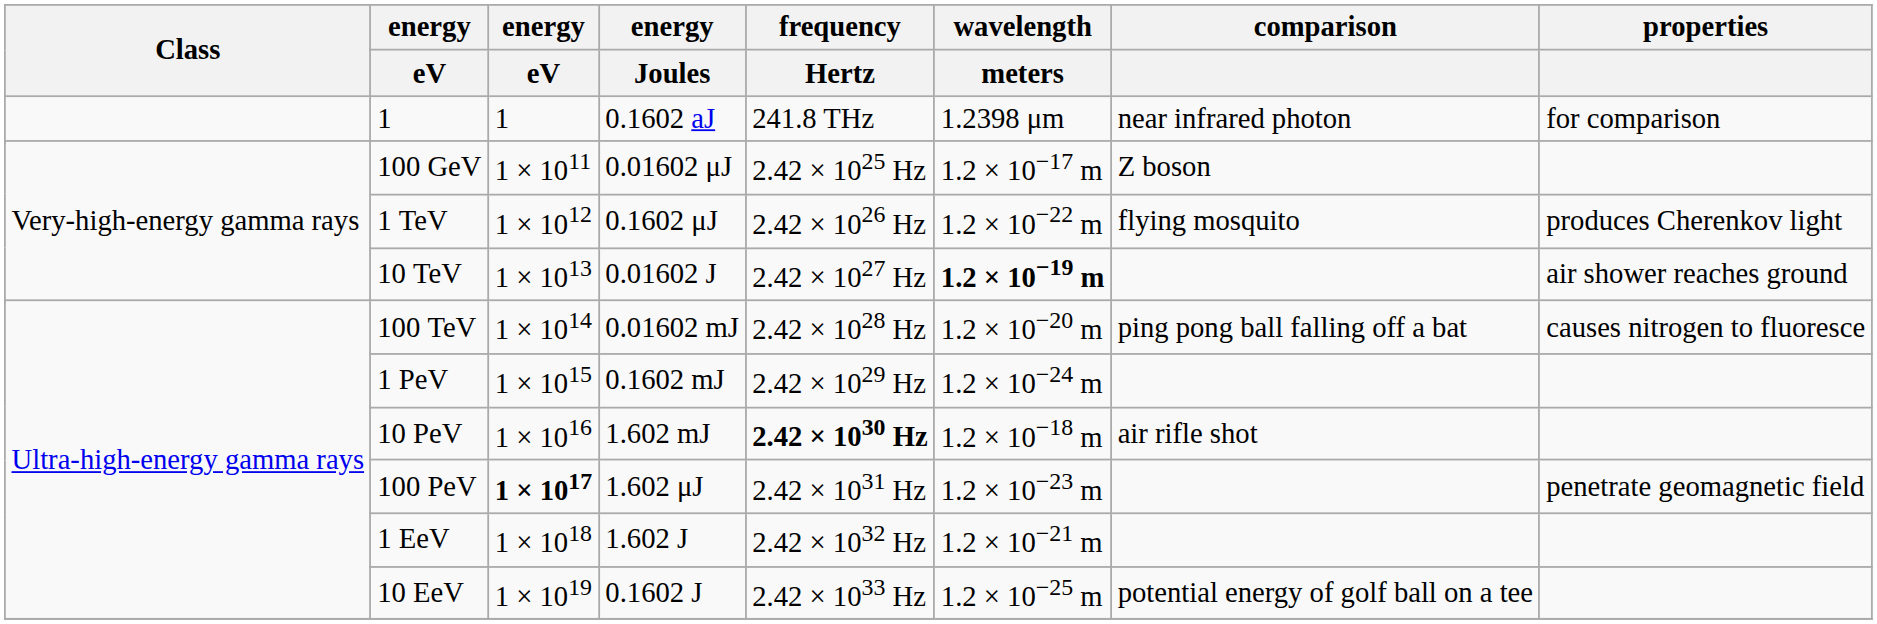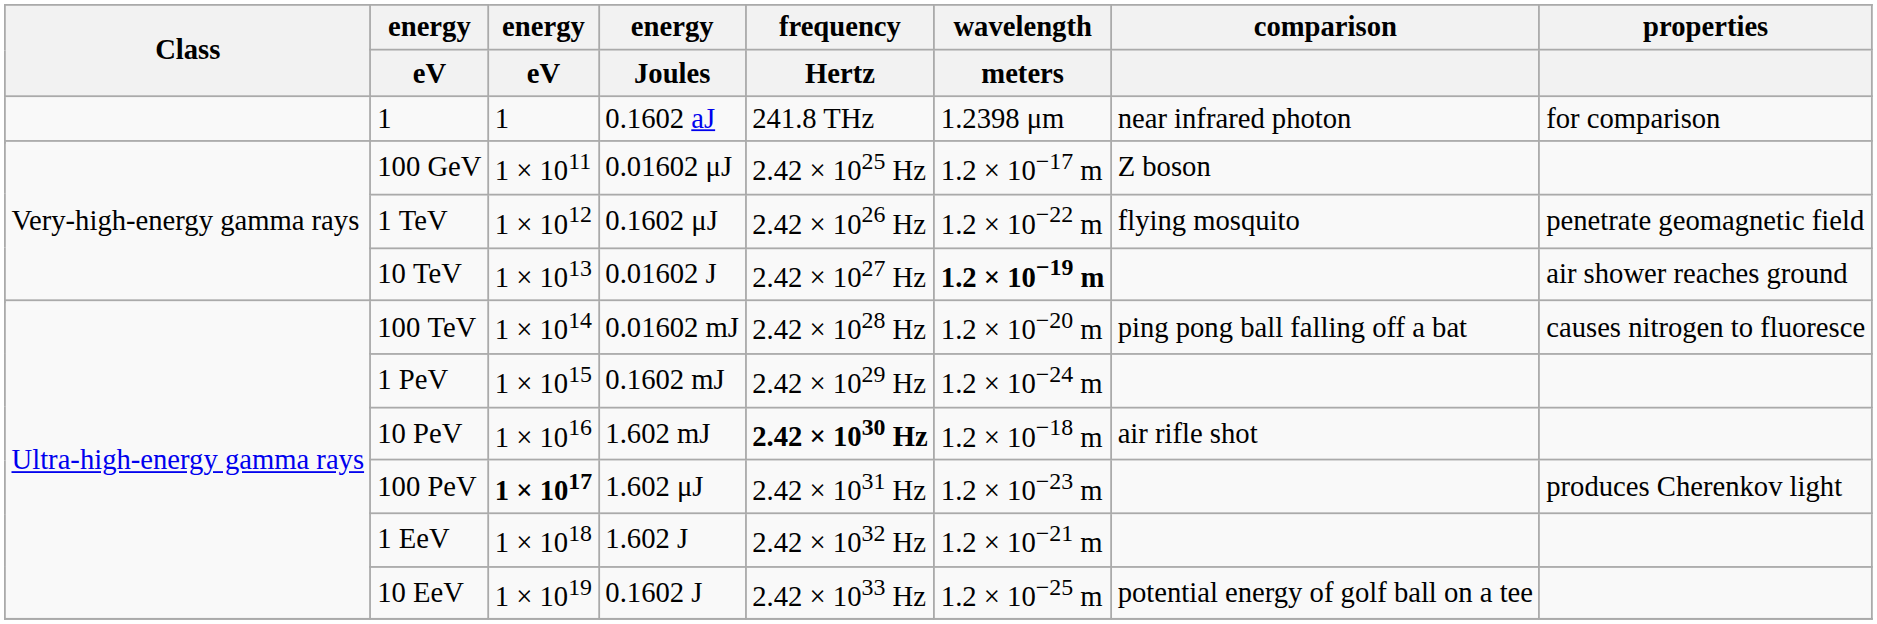(1694, 220) produces Cherenkov light -> (1705, 220) penetrate geomagnetic field
(1705, 486) penetrate geomagnetic field -> (1694, 486) produces Cherenkov light
